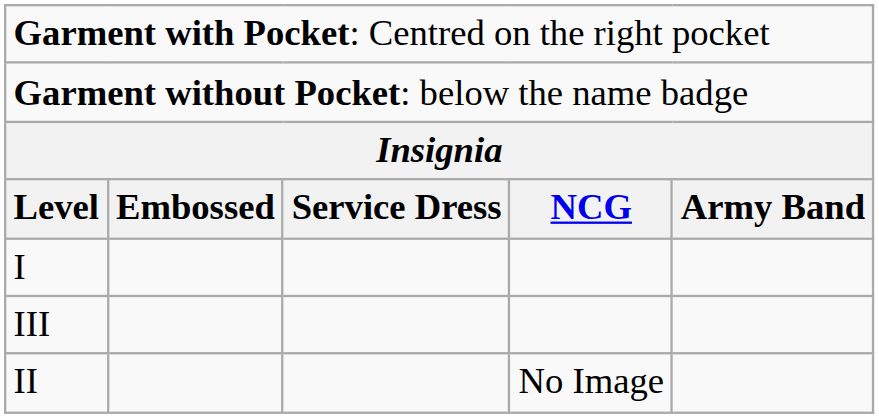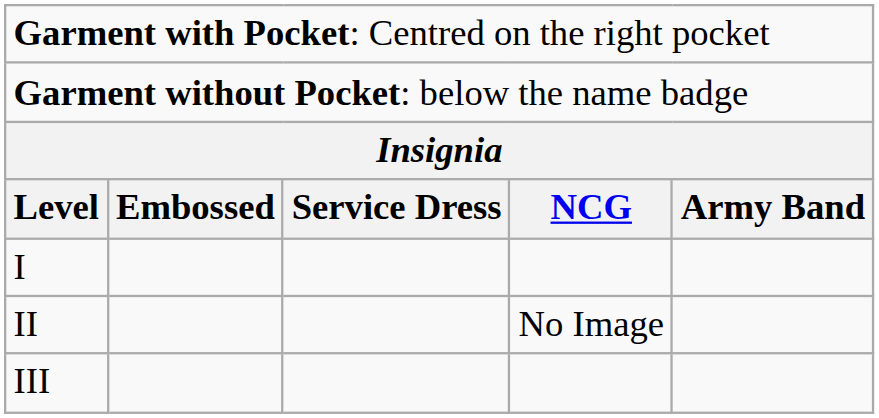rows swapped: (26, 382) <-> (32, 324)
